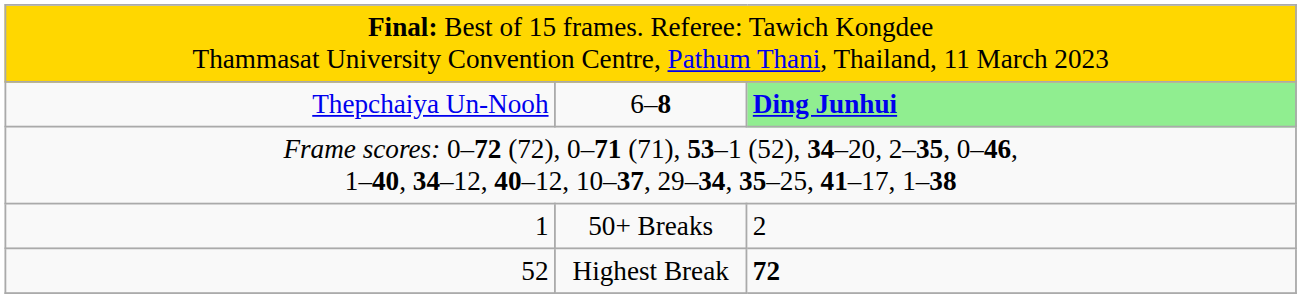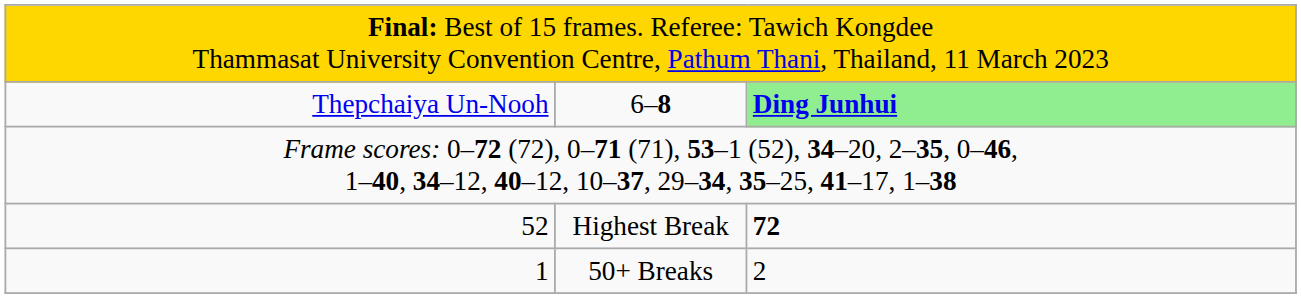rows swapped: (535, 271) <-> (542, 226)
